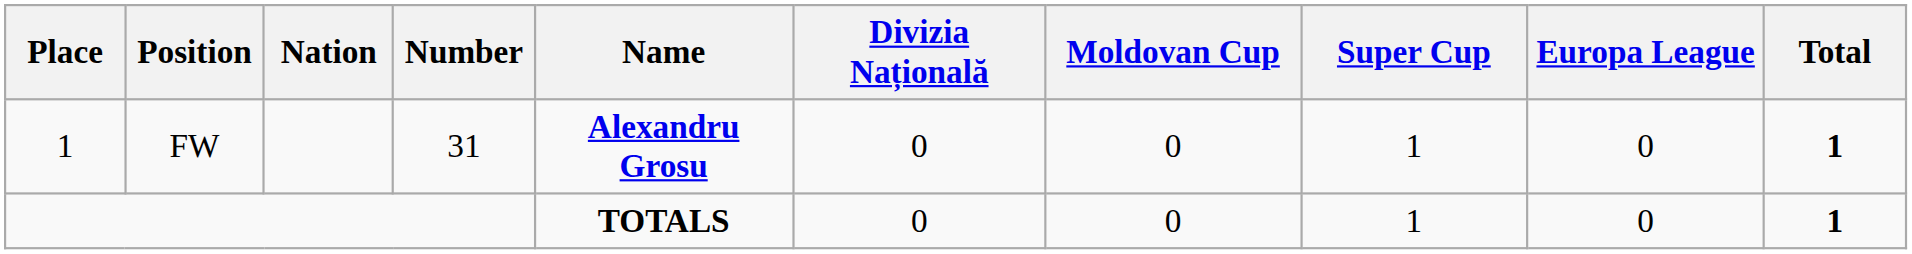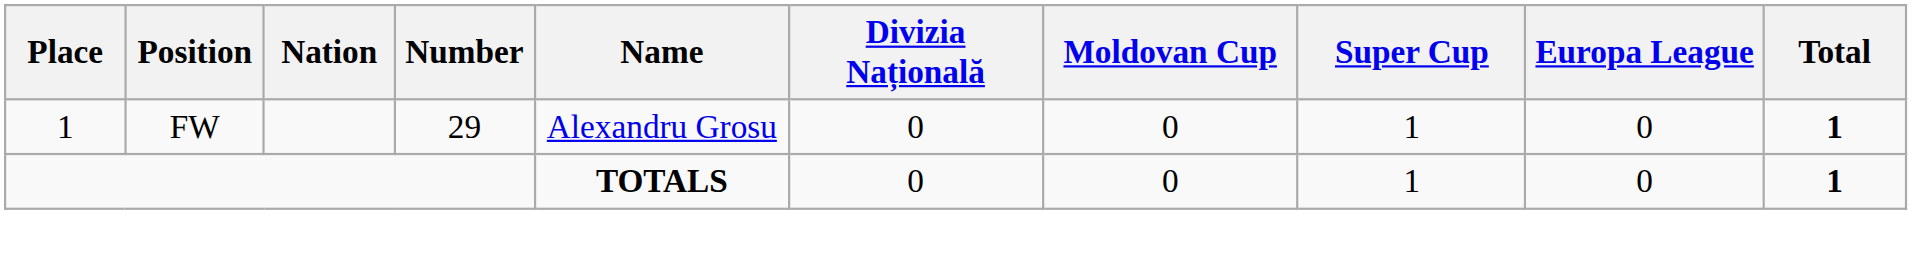(464, 146) 31 -> (464, 126) 29
(664, 146) bold -> (662, 126) normal
